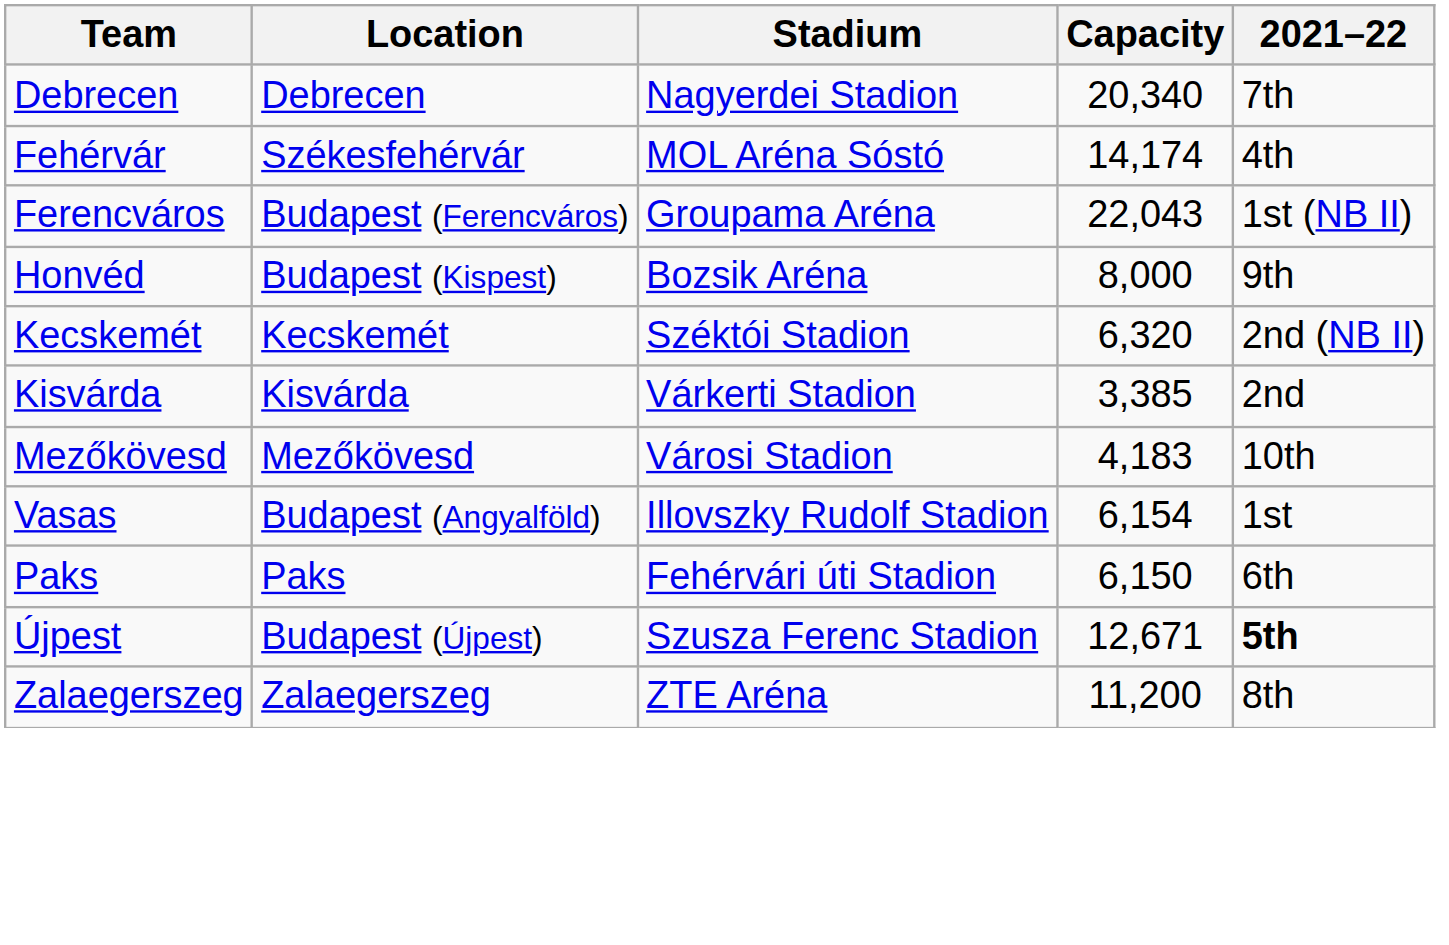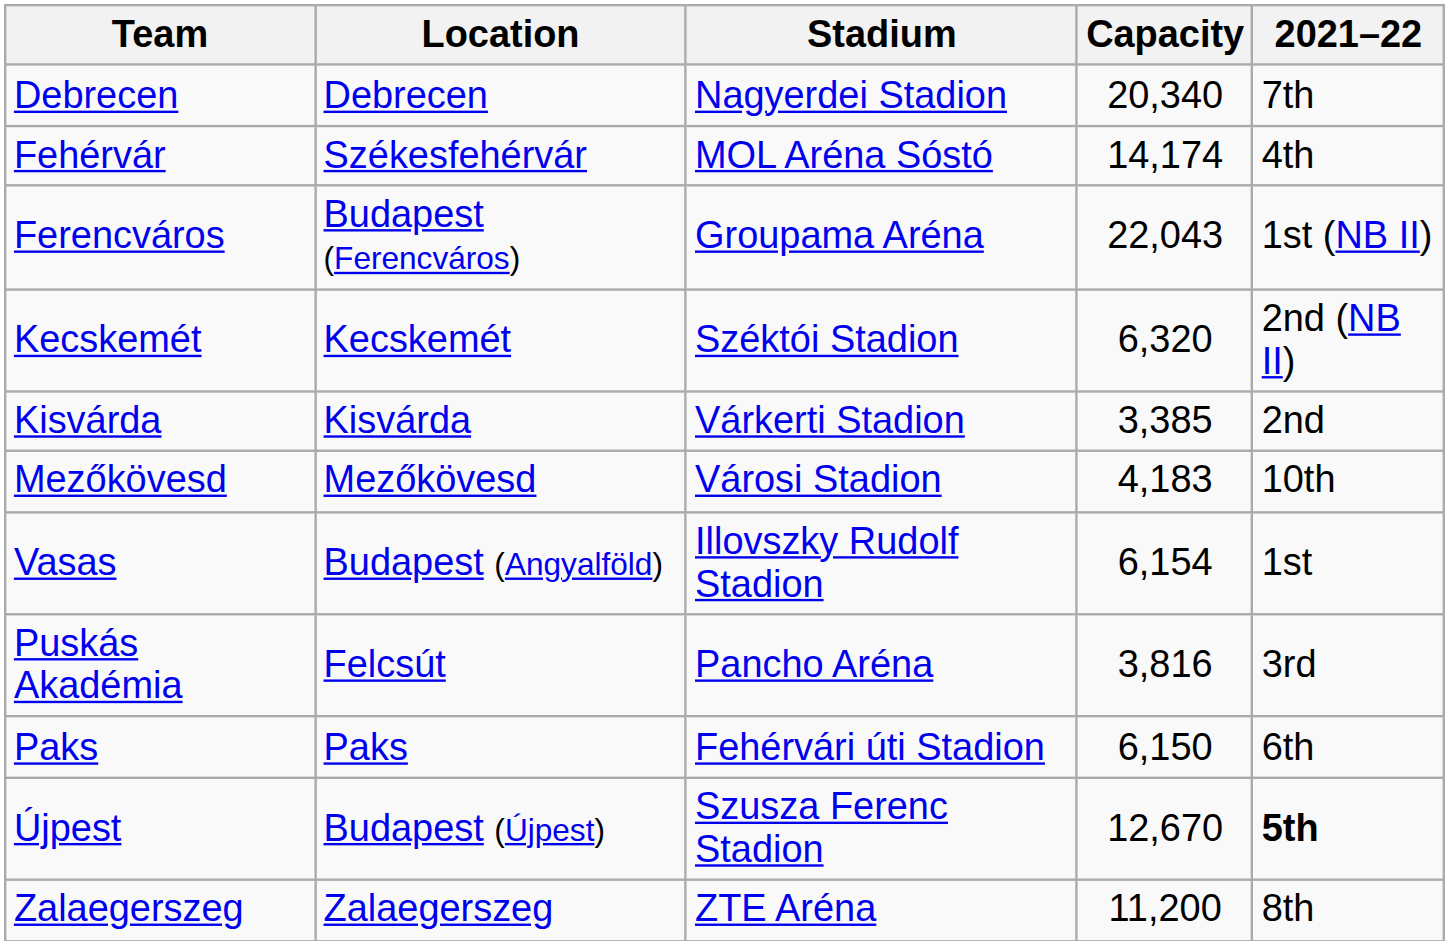- row: (79, 275)
+ row: (98, 664)
(1145, 635) 12,671 -> (1165, 827) 12,670
